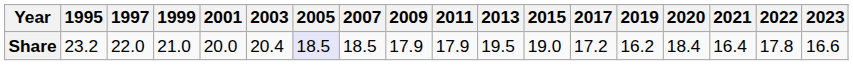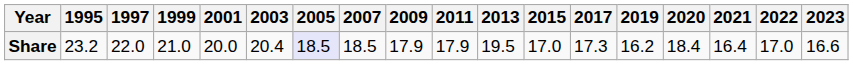(544, 45) 19.0 -> (544, 45) 17.0
(591, 45) 17.2 -> (591, 45) 17.3
(776, 45) 17.8 -> (776, 45) 17.0
